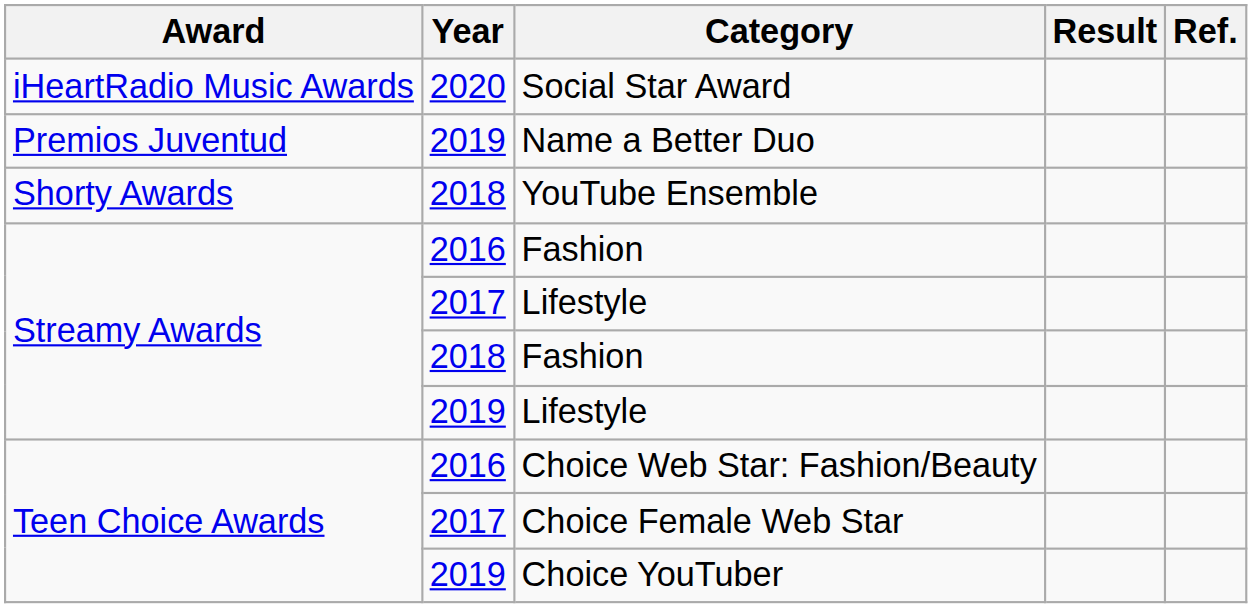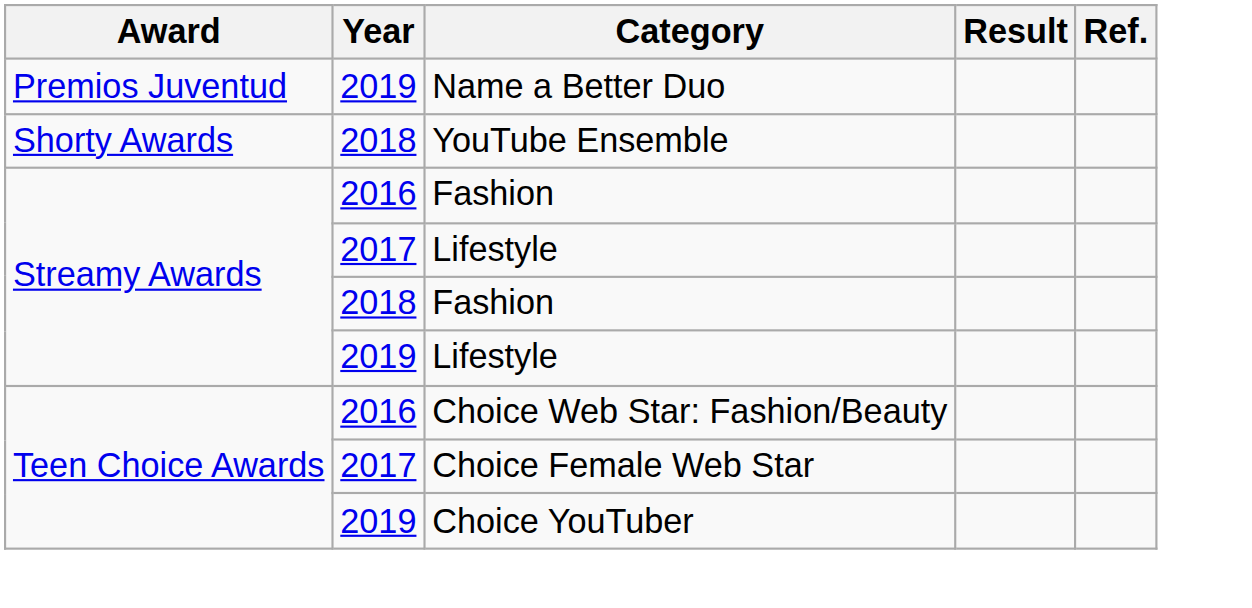- row: (468, 85)
